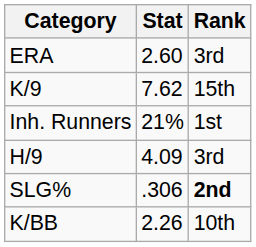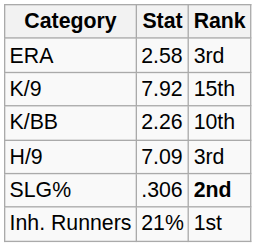(162, 55) 2.60 -> (162, 55) 2.58
(162, 88) 7.62 -> (162, 88) 7.92
rows swapped: (34, 223) <-> (70, 122)
(162, 156) 4.09 -> (162, 156) 7.09
